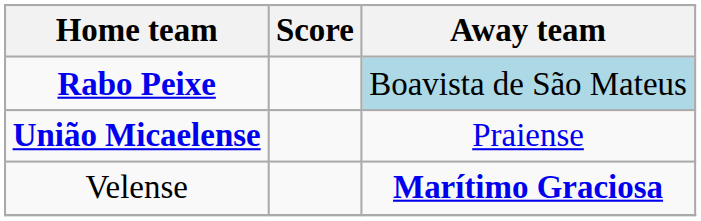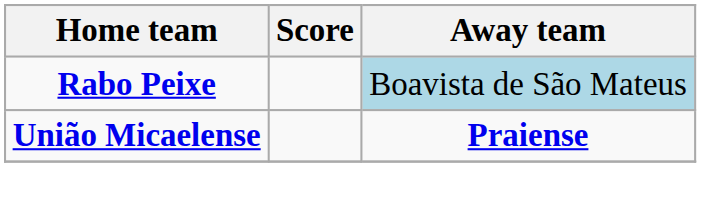(528, 135) normal -> (528, 135) bold
- row: (137, 187)
